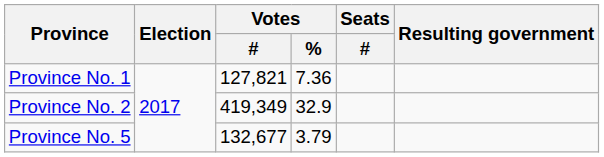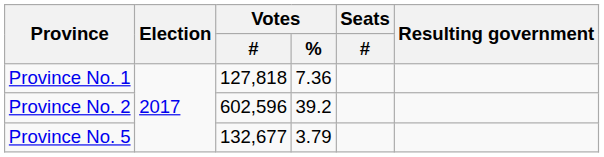(253, 78) 127,821 -> (253, 78) 127,818
(253, 107) 419,349 -> (253, 107) 602,596
(314, 107) 32.9 -> (314, 107) 39.2
